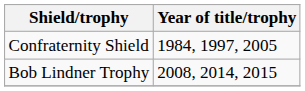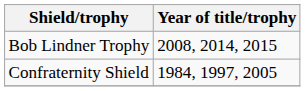rows swapped: (79, 45) <-> (79, 72)
